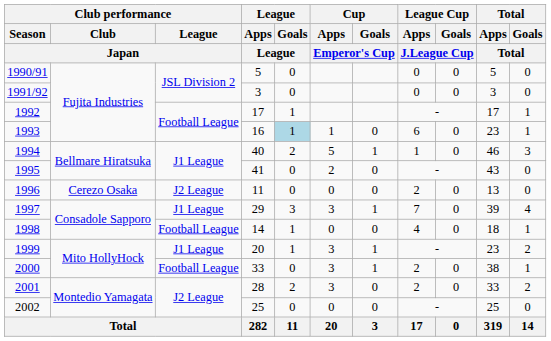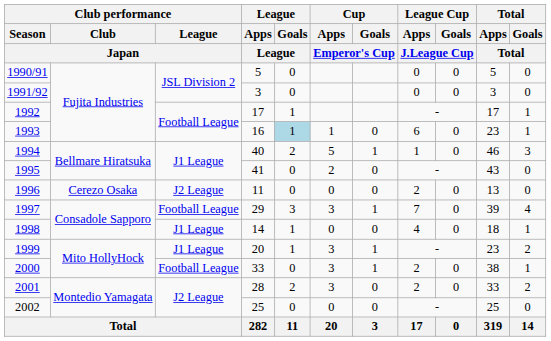(198, 209) J1 League -> (198, 209) Football League
(198, 229) Football League -> (198, 229) J1 League
